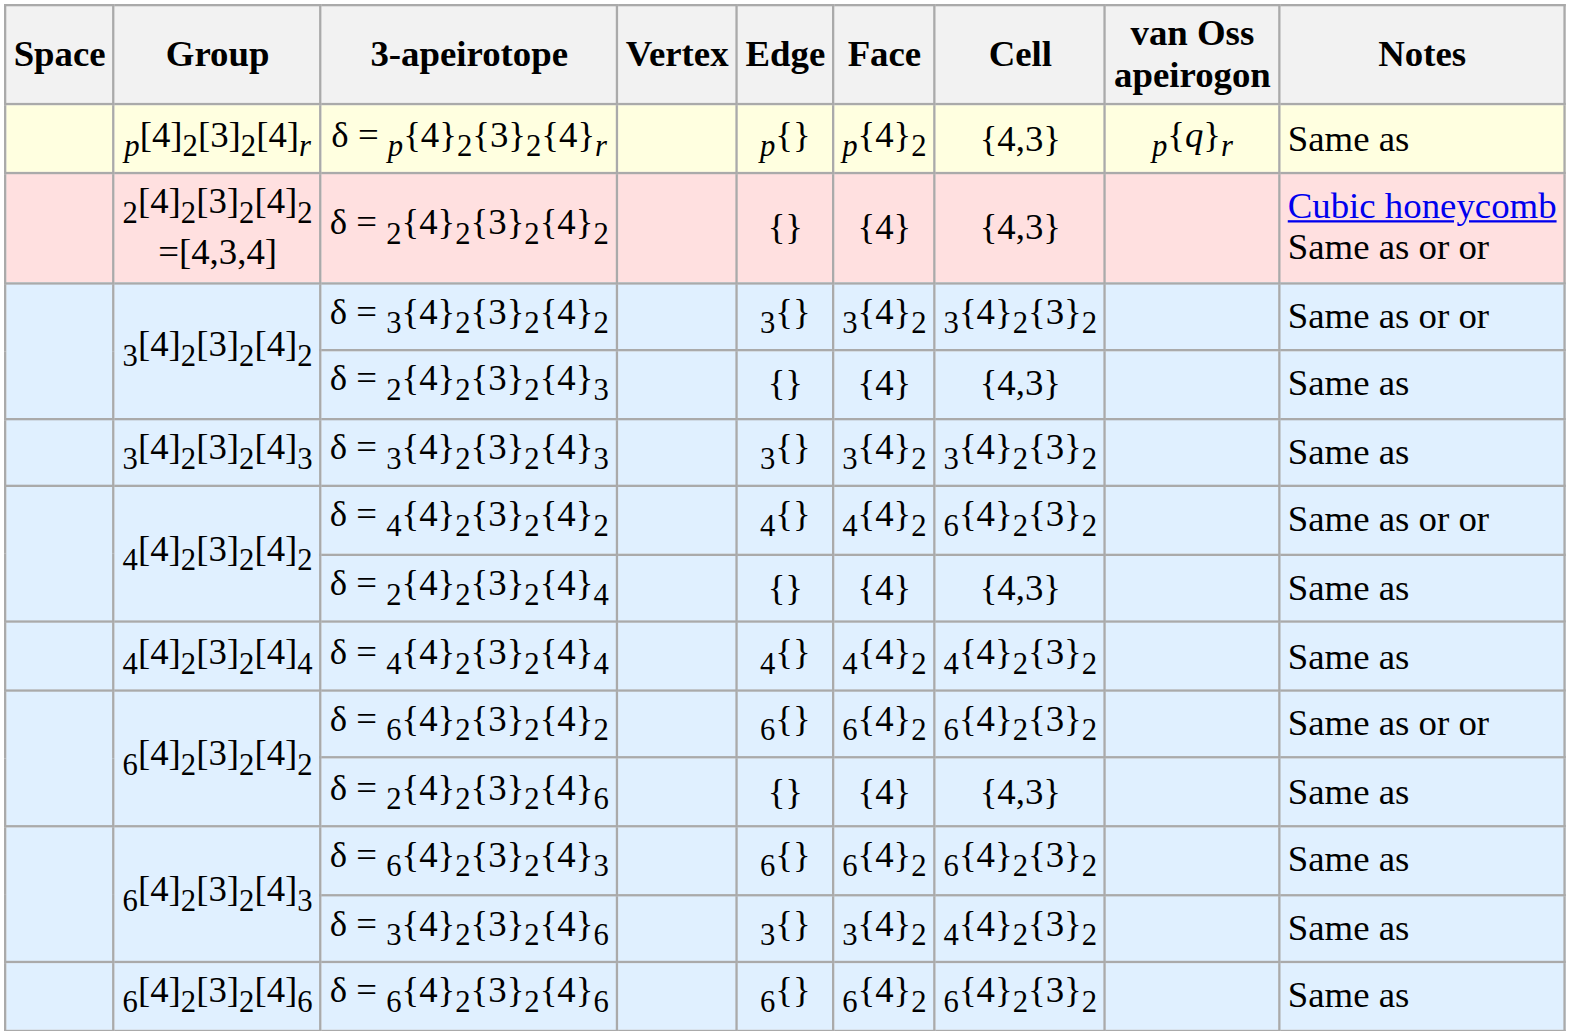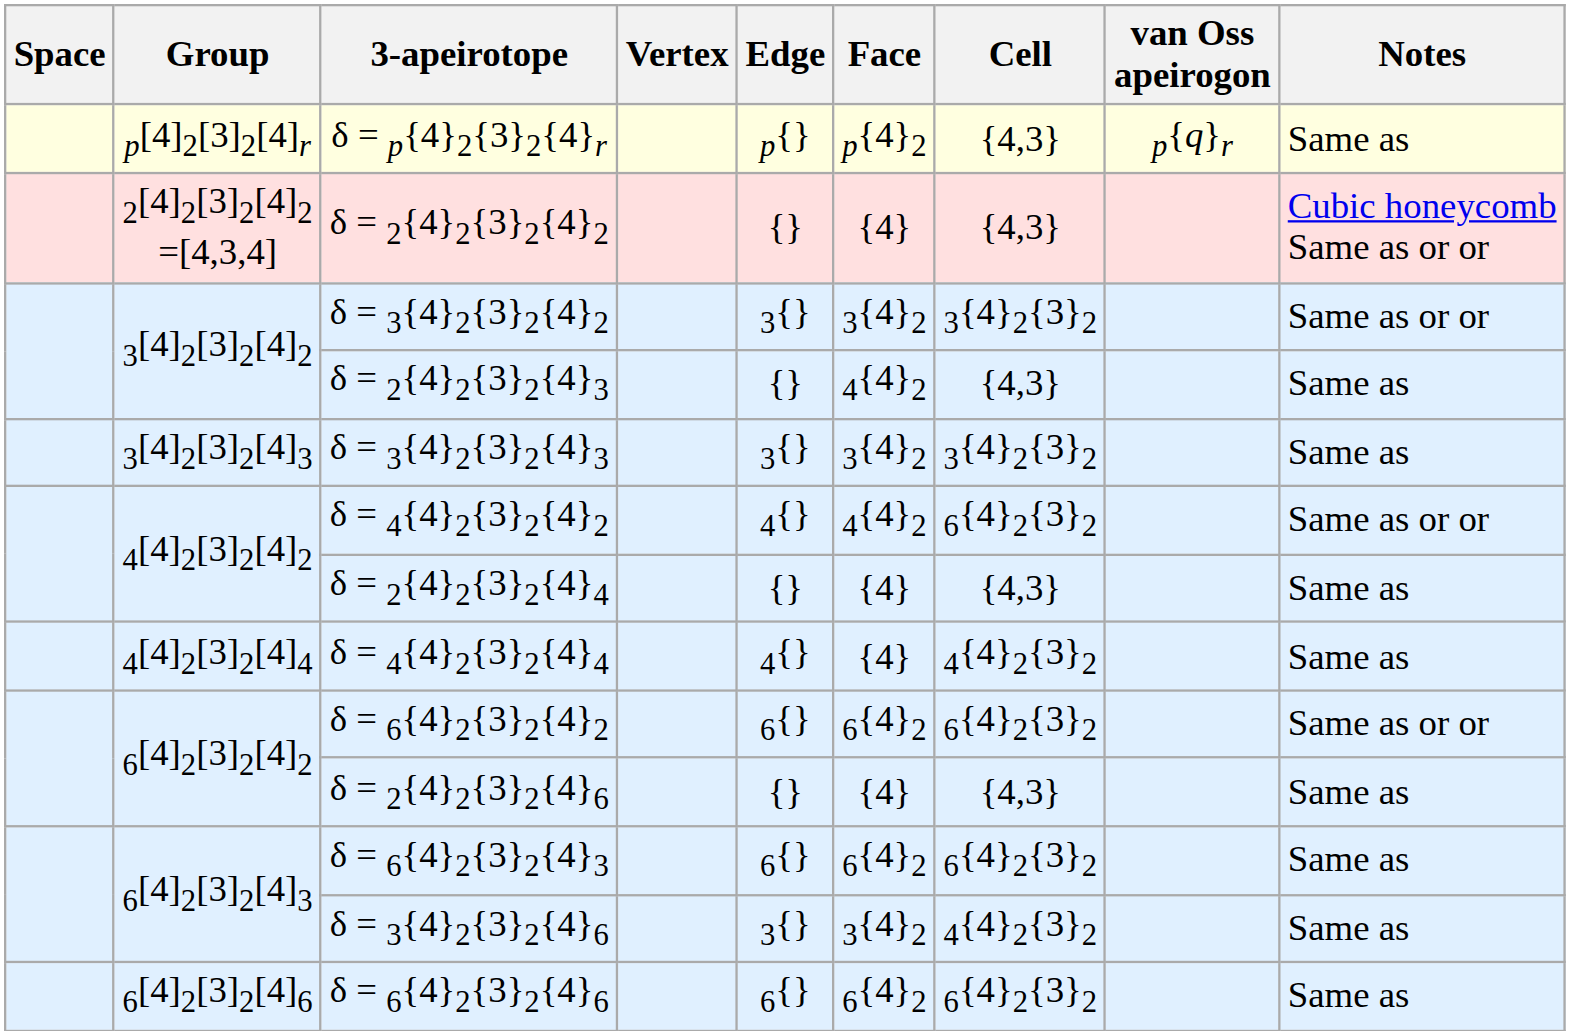(884, 383) {4} -> (884, 383) 4{4}2
(884, 655) 4{4}2 -> (884, 655) {4}
